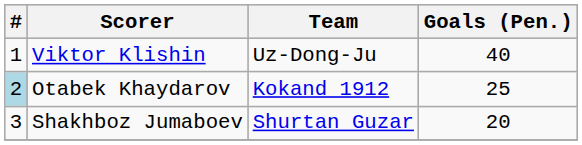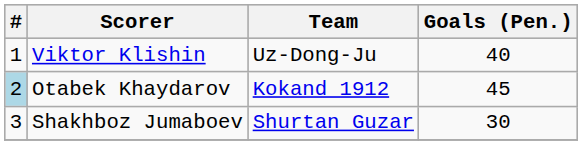(498, 89) 25 -> (498, 89) 45
(498, 123) 20 -> (498, 123) 30
